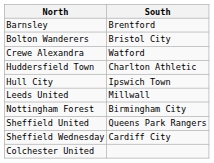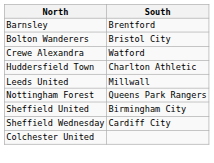- row: (30, 81)
(147, 109) Birmingham City -> (158, 95) Queens Park Rangers
(158, 123) Queens Park Rangers -> (147, 109) Birmingham City
